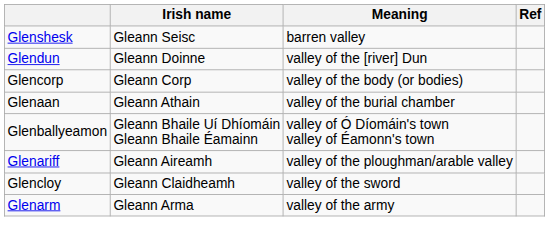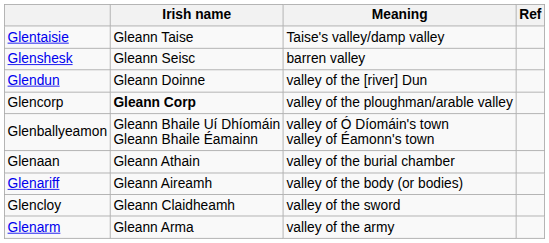+ row: (38, 37)
(152, 80) normal -> (155, 102) bold
(375, 80) valley of the body (or bodies) -> (400, 102) valley of the ploughman/arable valley
rows swapped: (34, 102) <-> (57, 132)
(400, 161) valley of the ploughman/arable valley -> (375, 183) valley of the body (or bodies)
